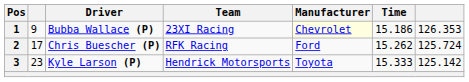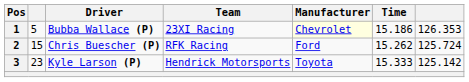(34, 30) 9 -> (34, 30) 5
(37, 47) 17 -> (37, 47) 15
